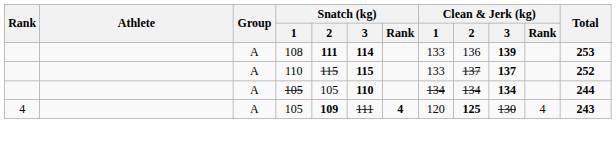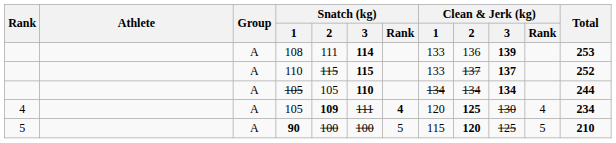(329, 52) bold -> (329, 52) normal
(585, 109) 243 -> (585, 109) 234
+ row: (22, 128)
